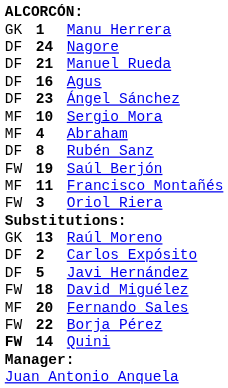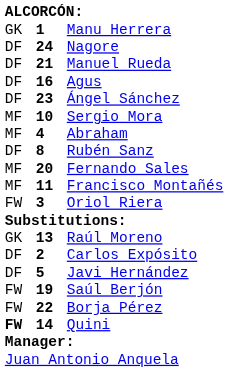rows swapped: (128, 308) <-> (115, 169)
- row: (128, 290)
